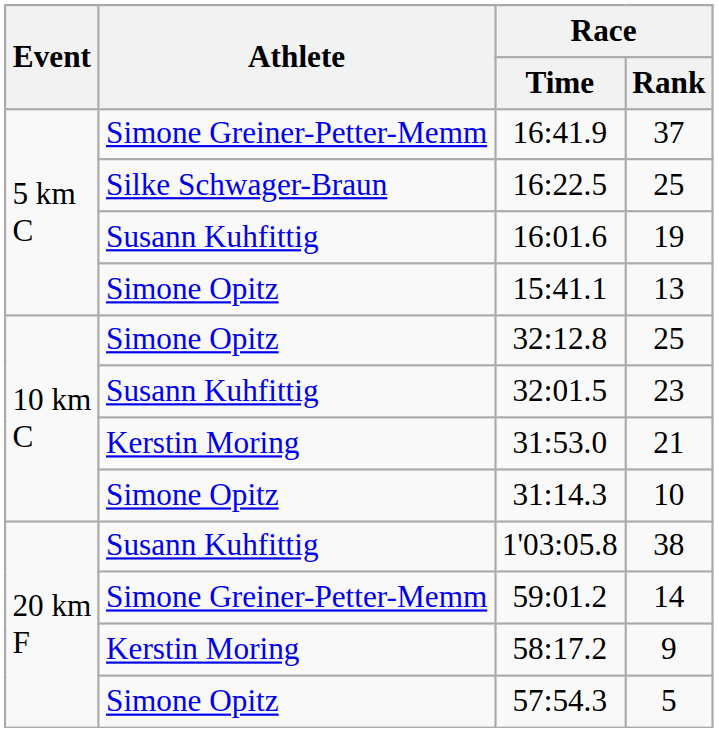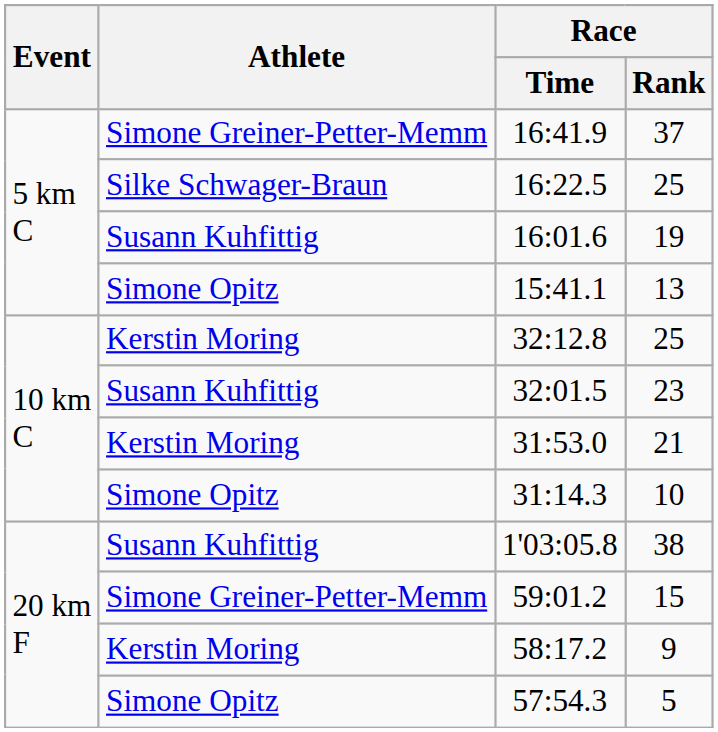(192, 339) Simone Opitz -> (203, 339) Kerstin Moring
(669, 597) 14 -> (669, 597) 15
